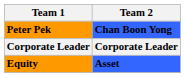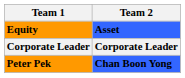rows swapped: (22, 64) <-> (29, 30)
